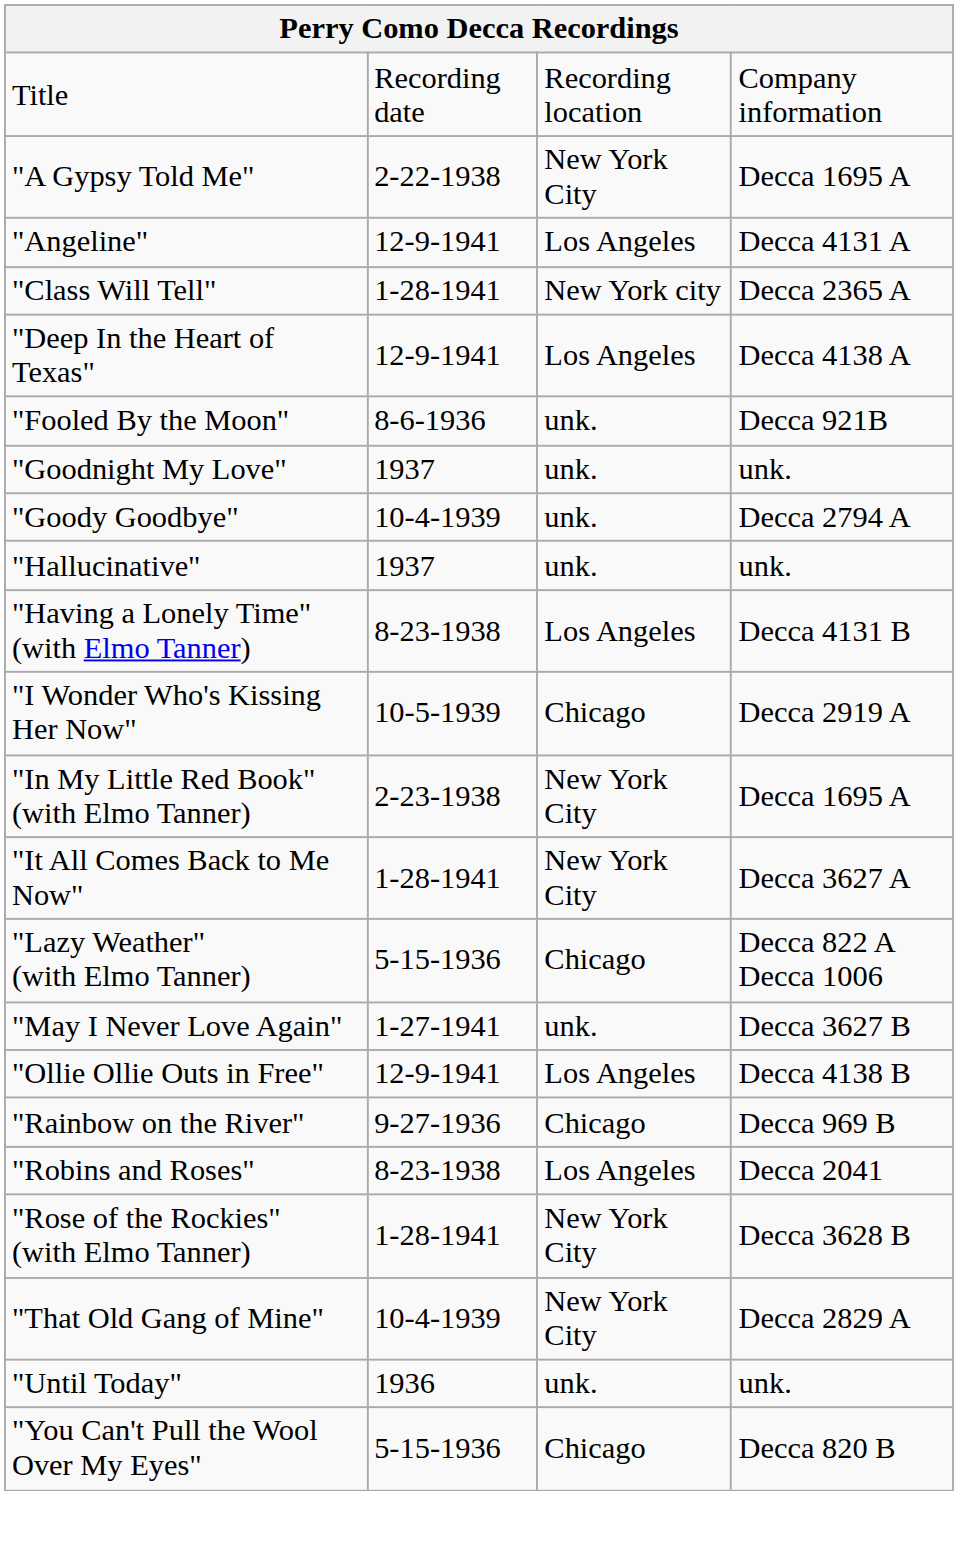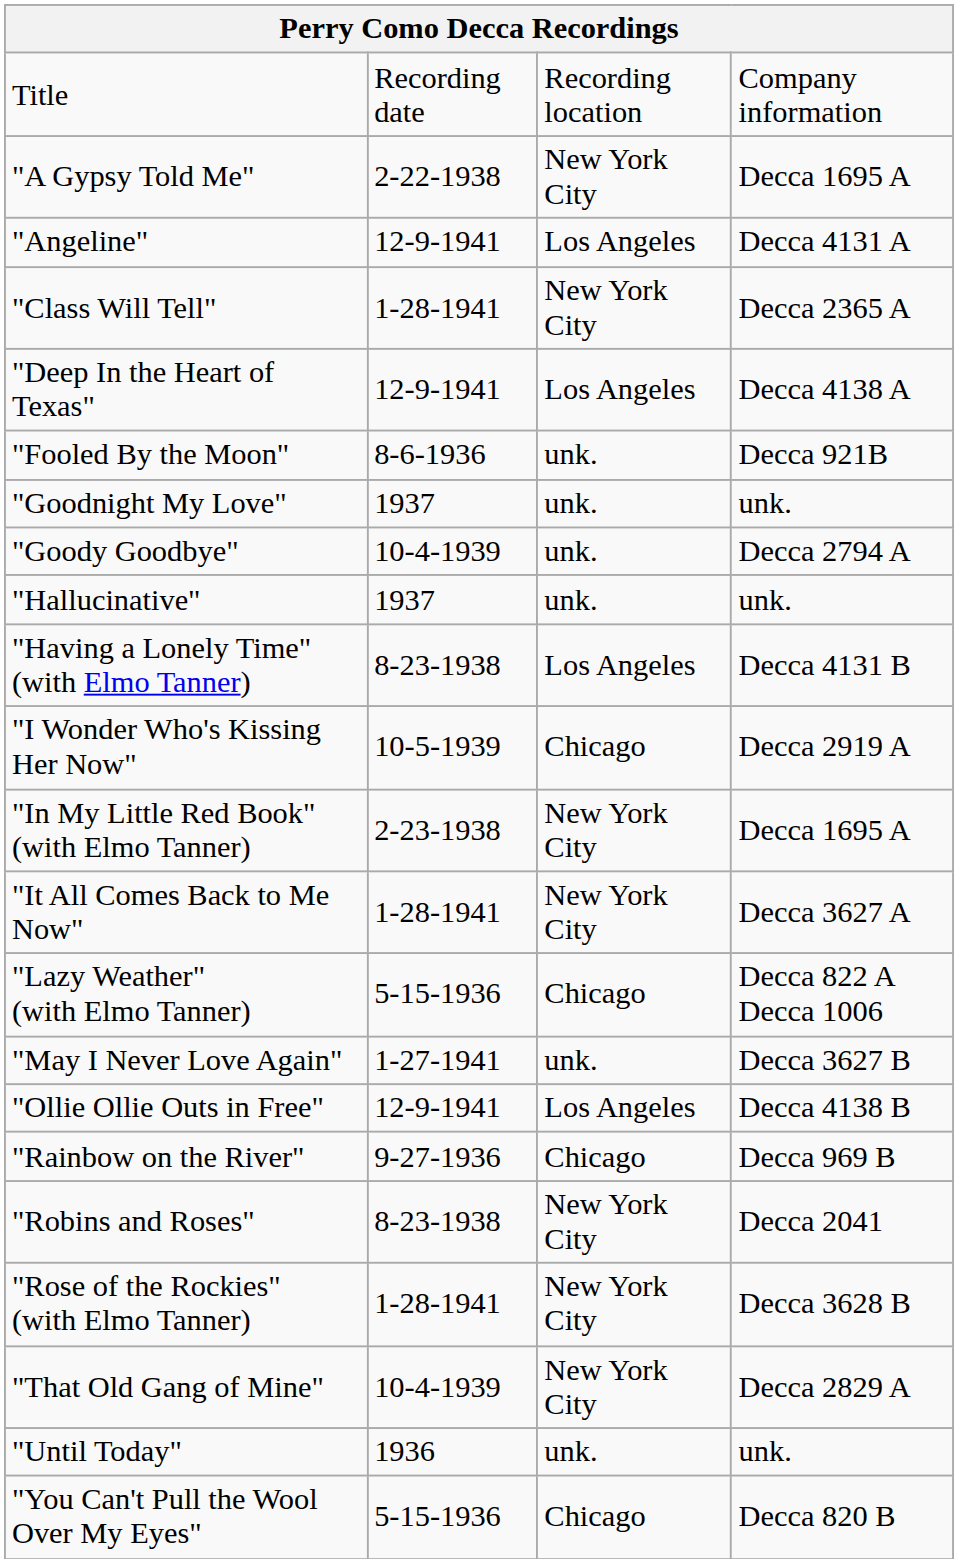(633, 289) New York city -> (606, 306) New York City
(620, 1170) Los Angeles -> (606, 1221) New York City
